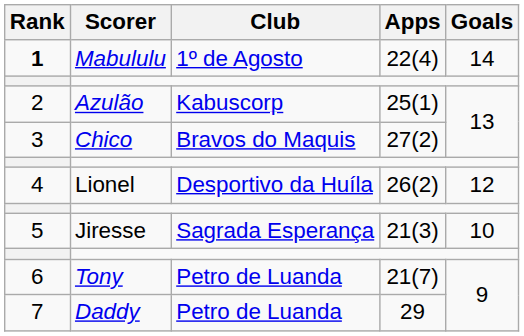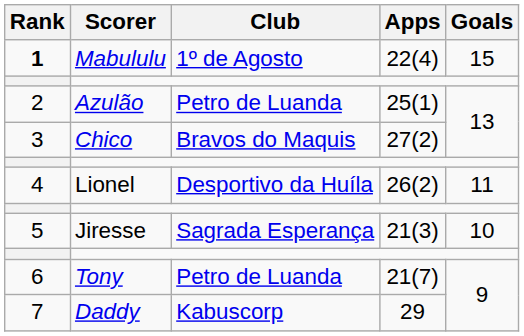(482, 57) 14 -> (482, 57) 15
(230, 103) Kabuscorp -> (259, 103) Petro de Luanda
(482, 185) 12 -> (482, 185) 11
(259, 312) Petro de Luanda -> (230, 312) Kabuscorp
